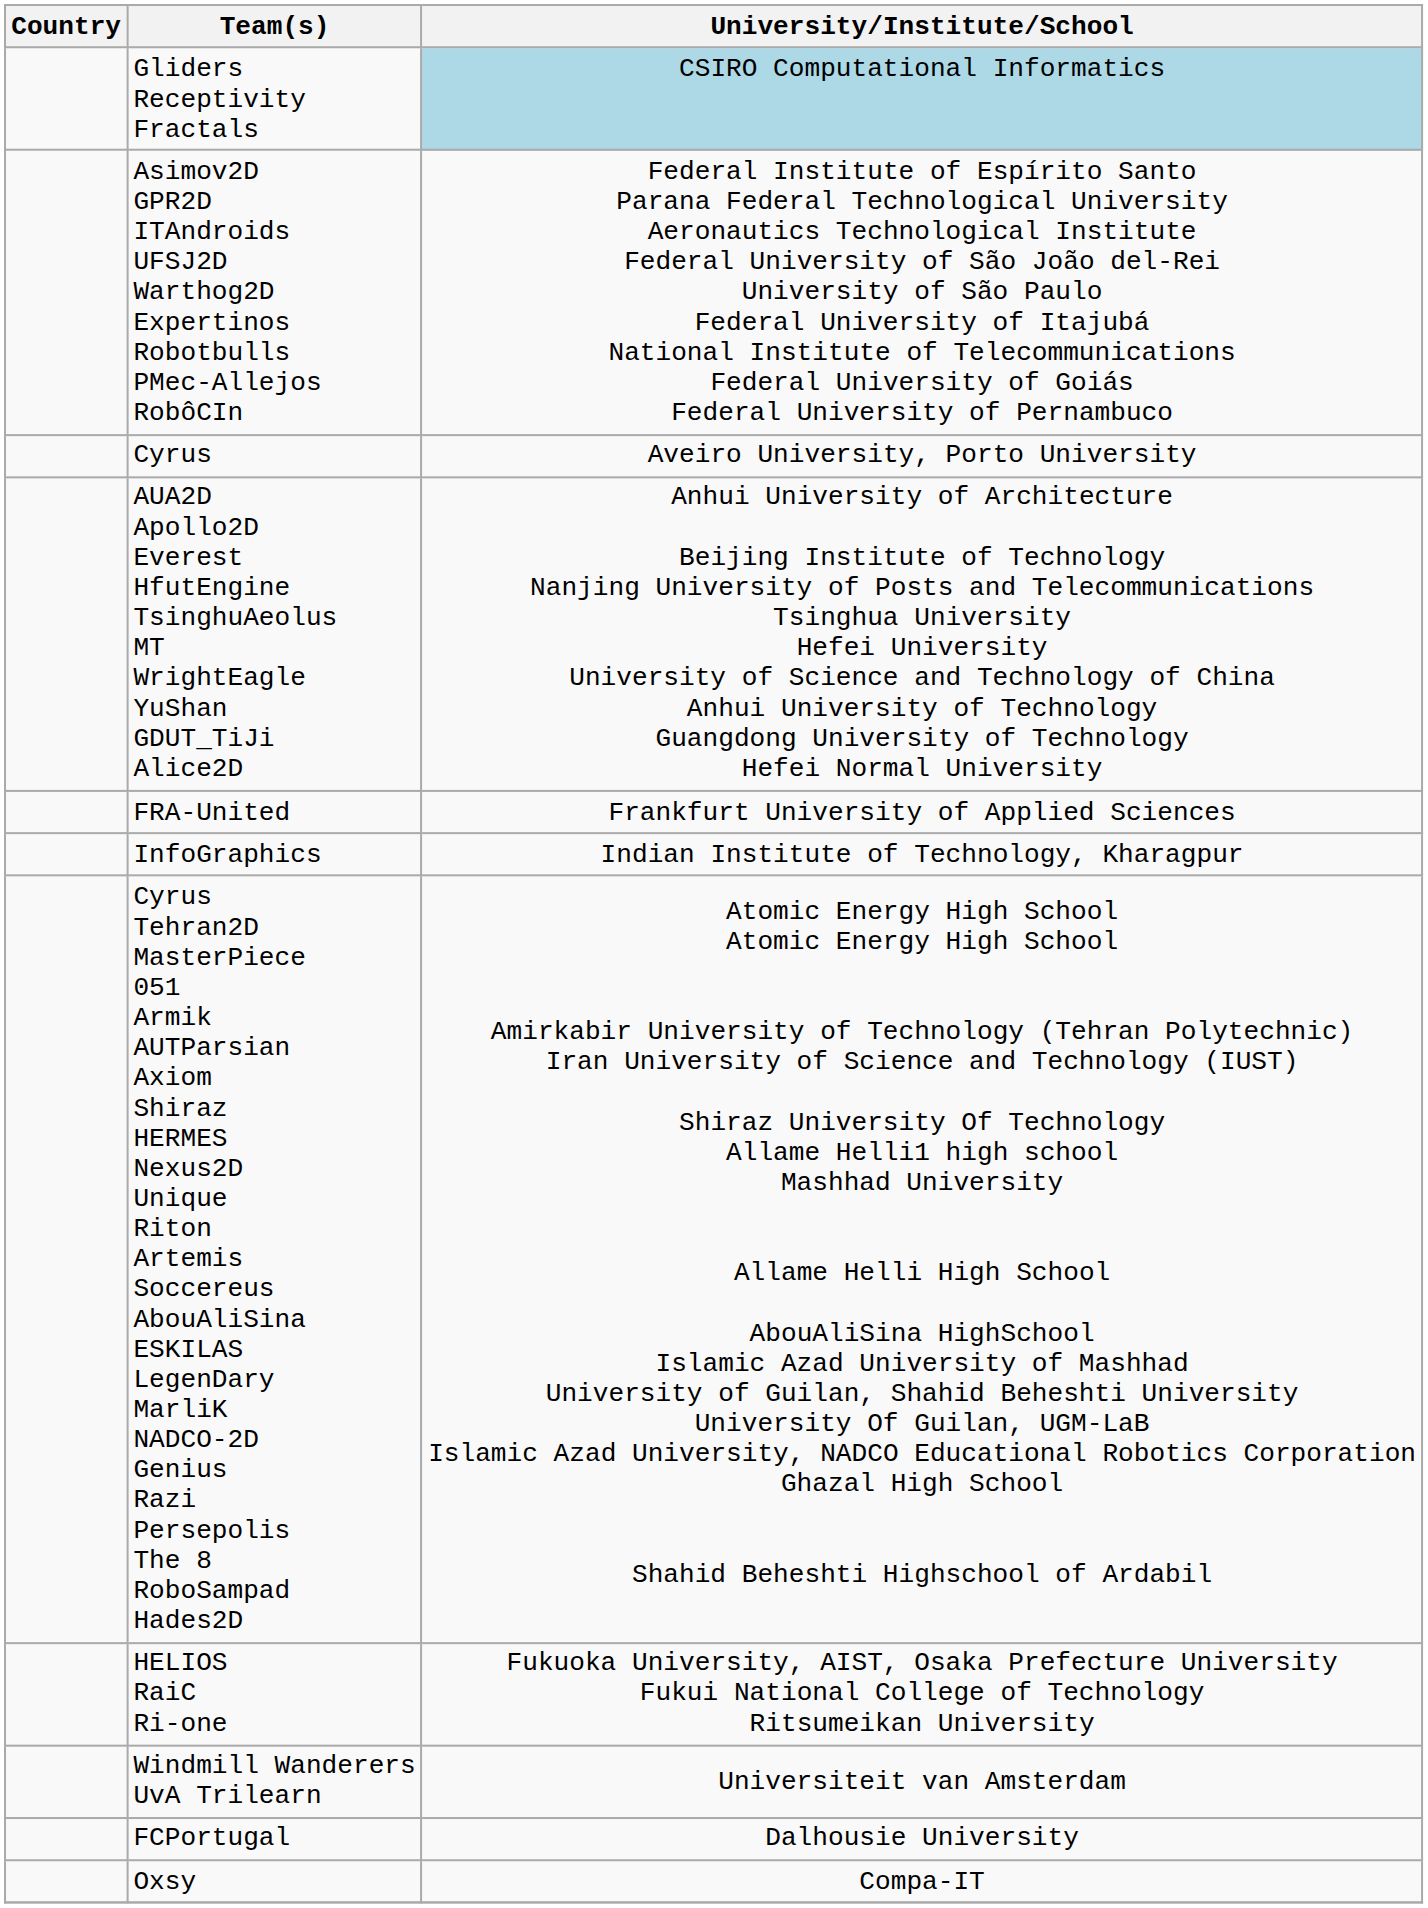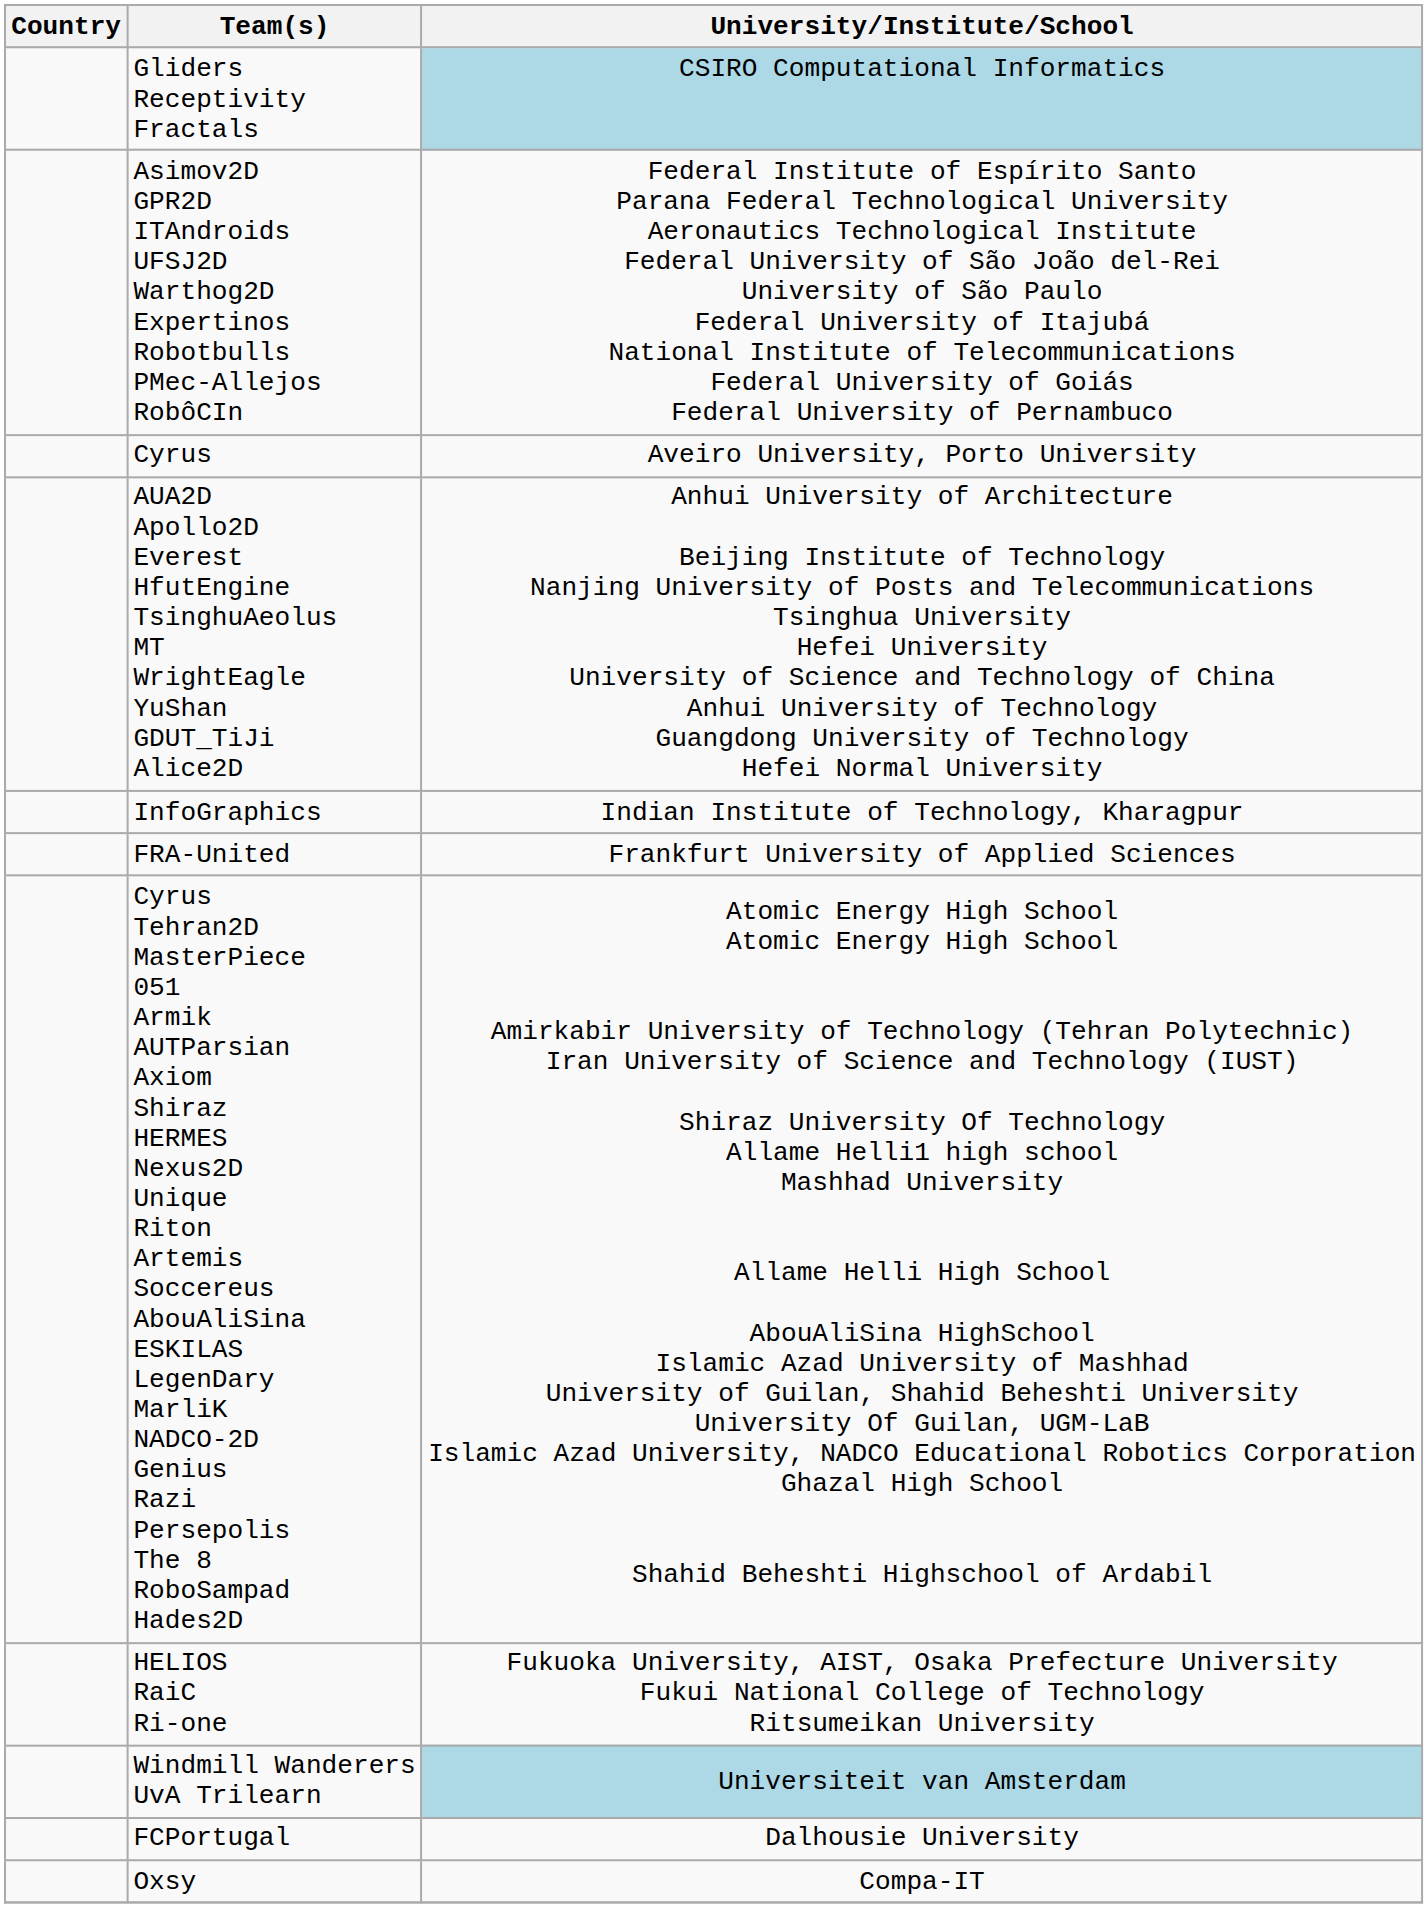rows swapped: (212, 812) <-> (228, 855)
(922, 1781) no background -> (922, 1781) lightblue background
